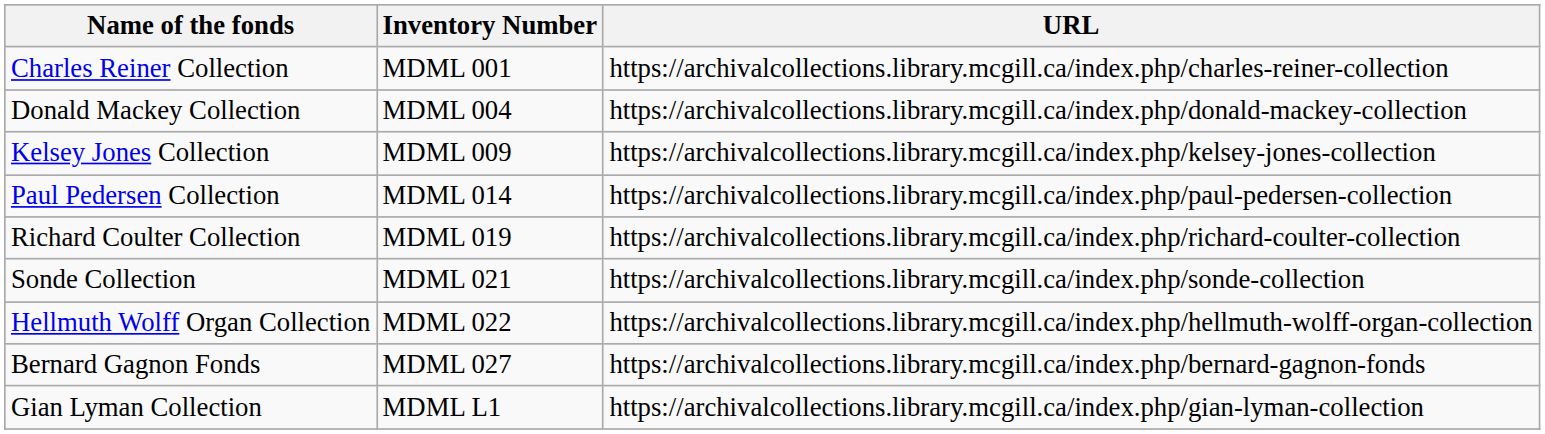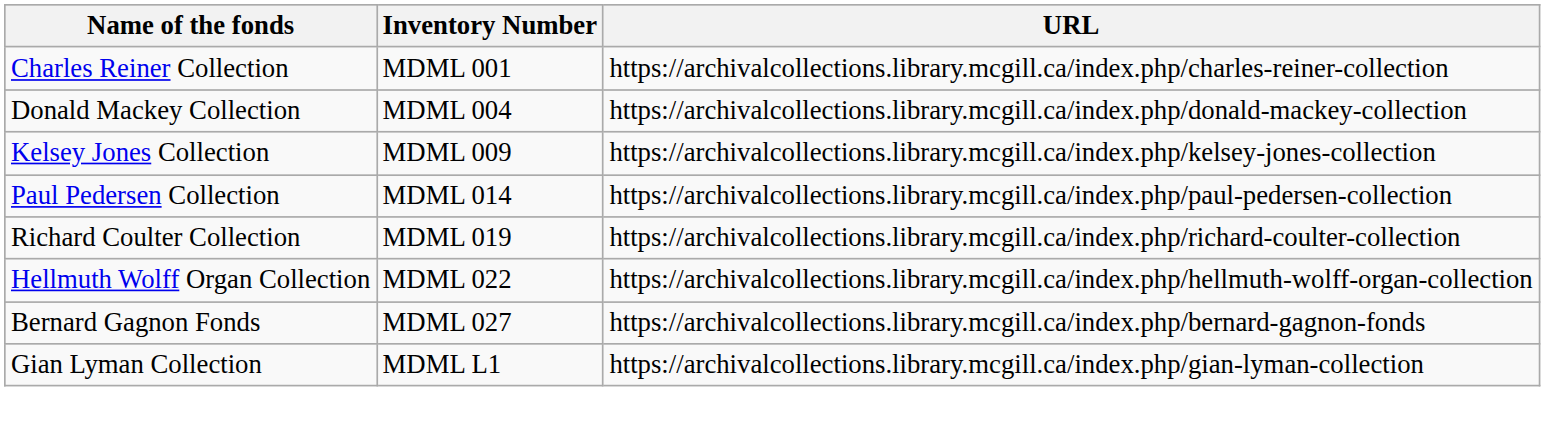- row: (103, 279)
